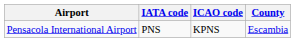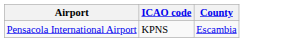- column: (165, 12)
